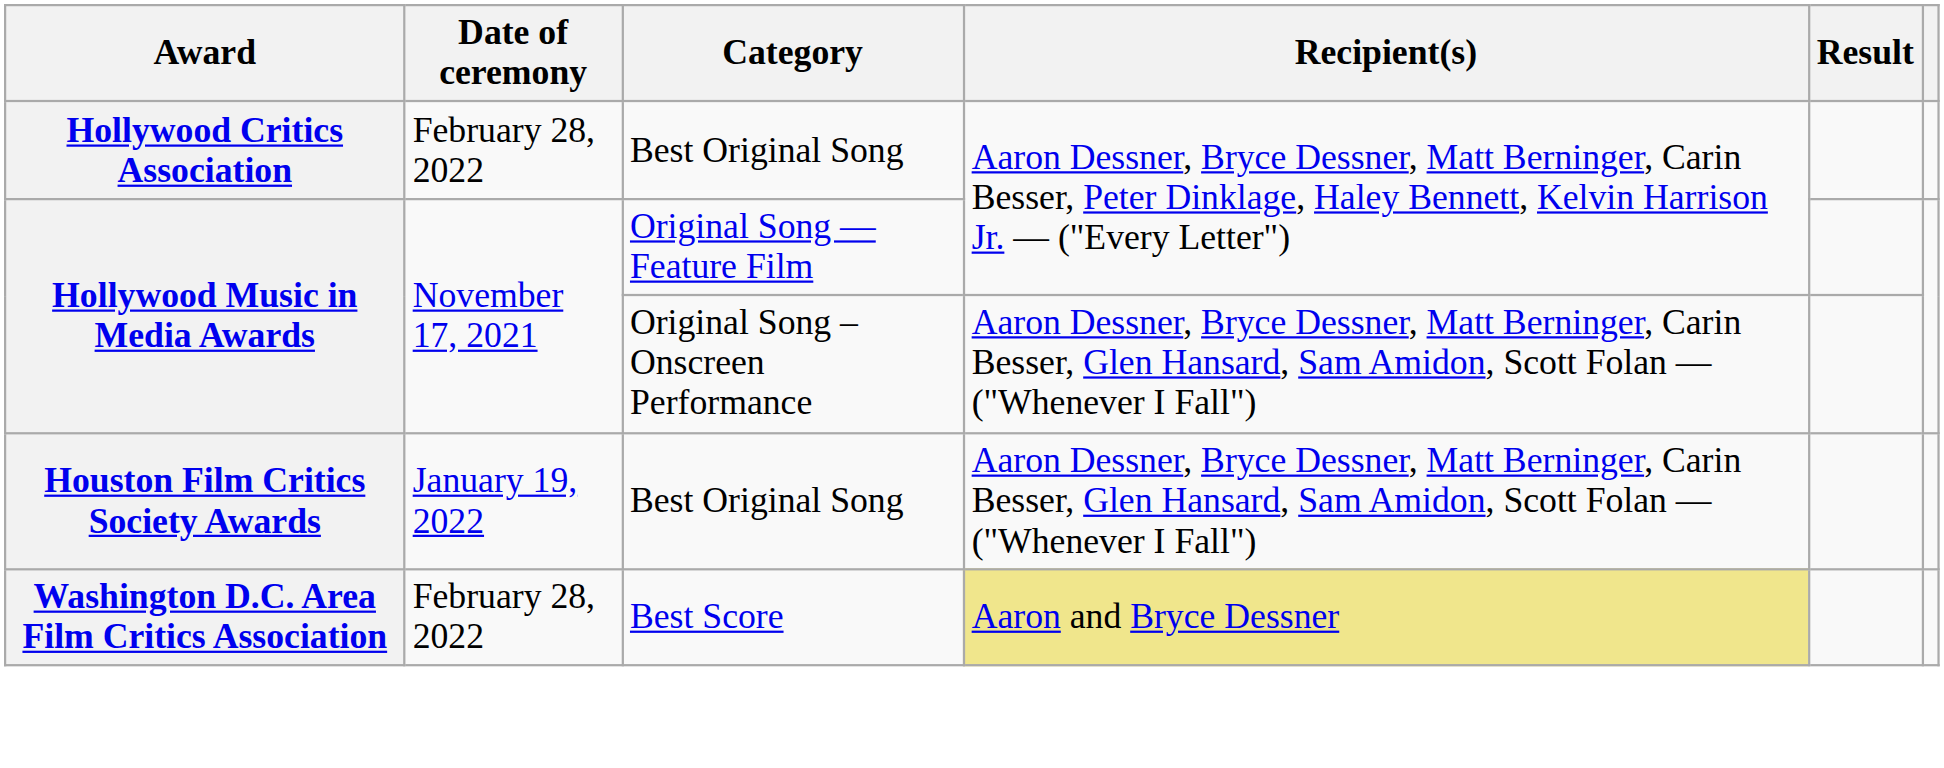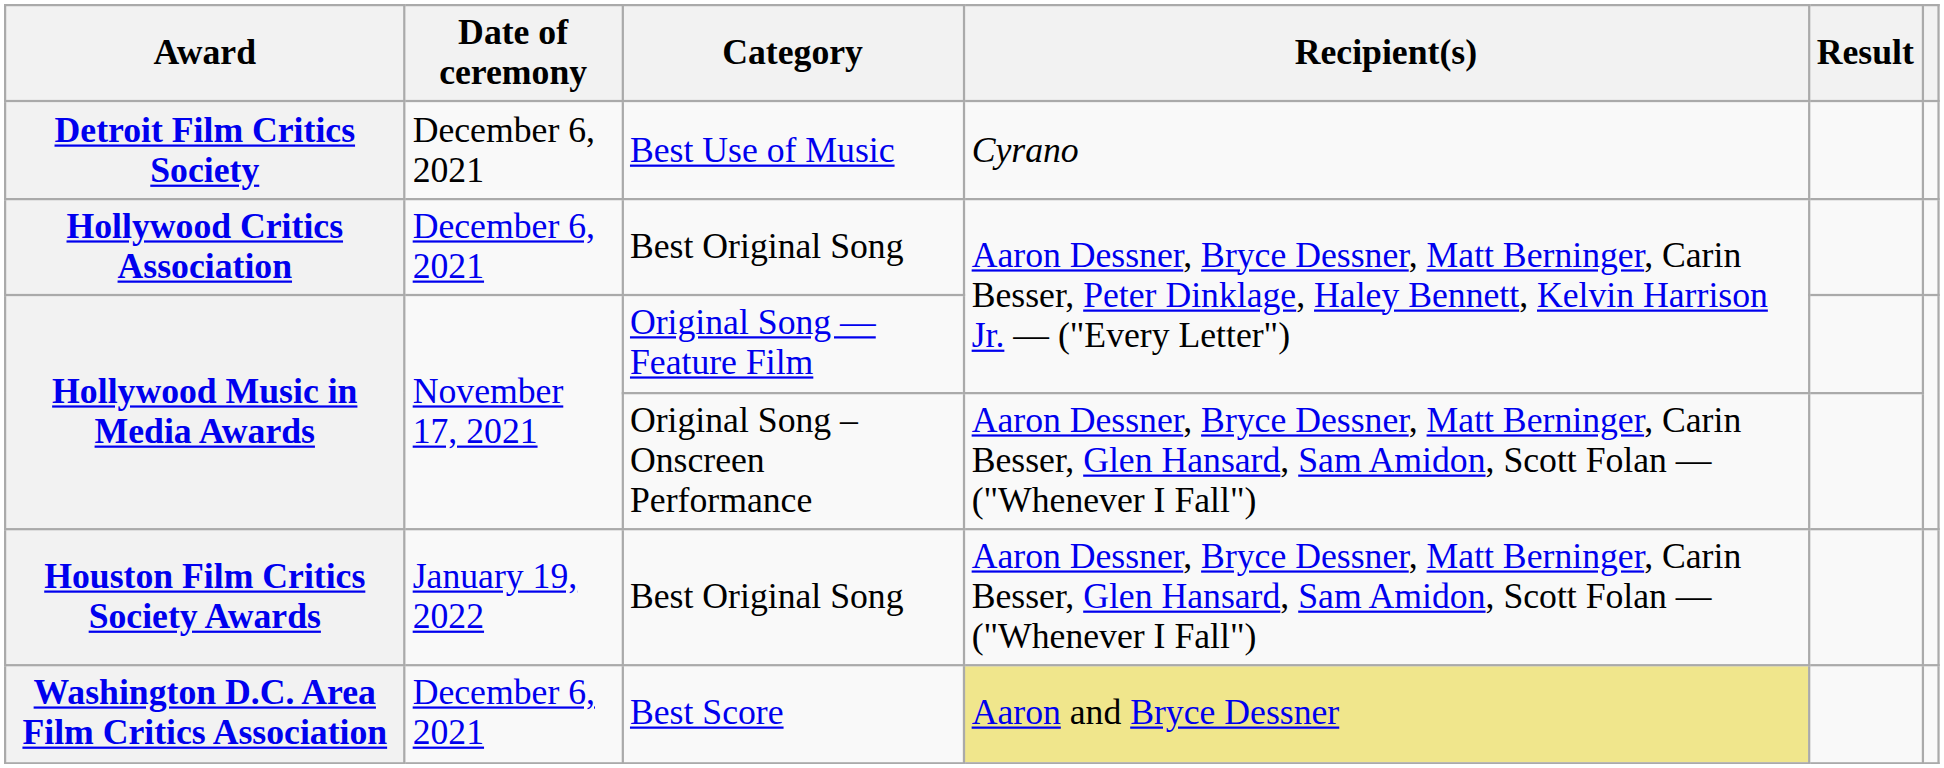+ row: (205, 149)
(504, 149) February 28, 2022 -> (504, 246) December 6, 2021
(504, 616) February 28, 2022 -> (504, 713) December 6, 2021
